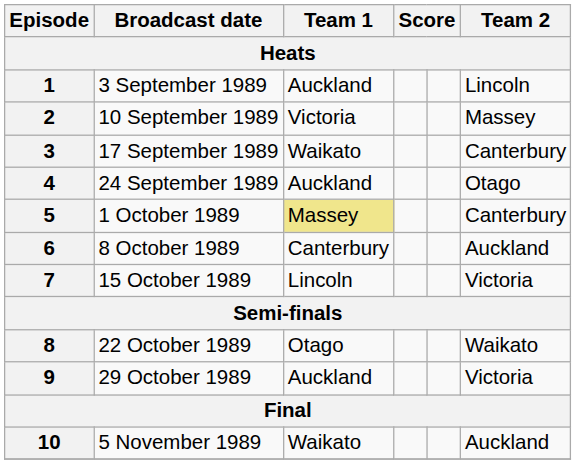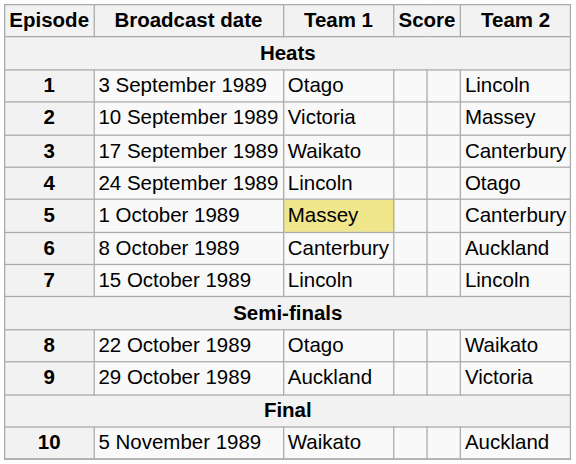(330, 85) Auckland -> (316, 85) Otago
(330, 183) Auckland -> (320, 183) Lincoln
(499, 280) Victoria -> (497, 280) Lincoln
